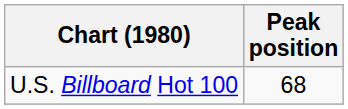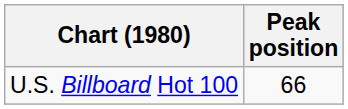(293, 85) 68 -> (293, 85) 66
